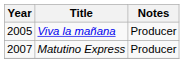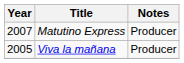rows swapped: (77, 31) <-> (81, 49)
